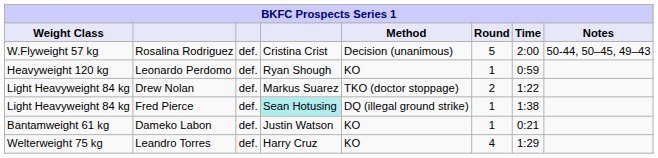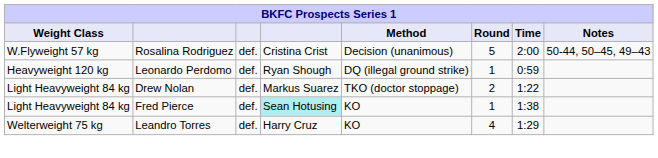(352, 69) KO -> (406, 69) DQ (illegal ground strike)
(406, 106) DQ (illegal ground strike) -> (352, 106) KO
- row: (173, 125)
